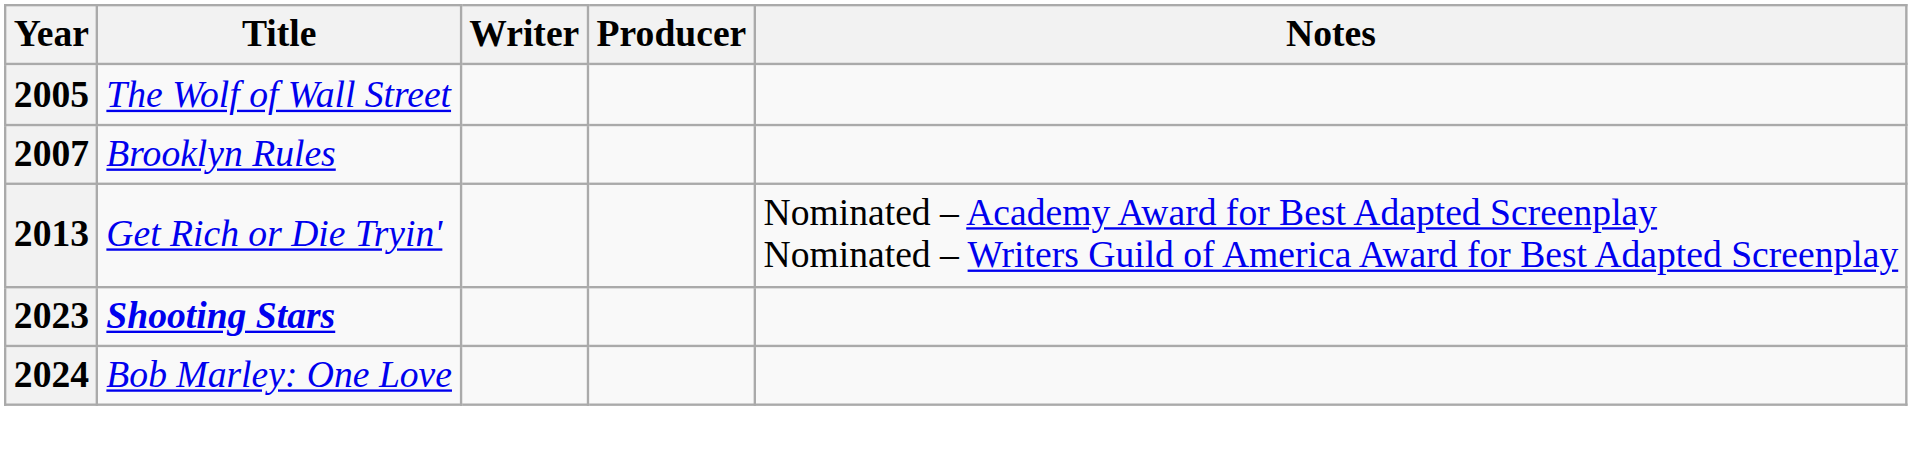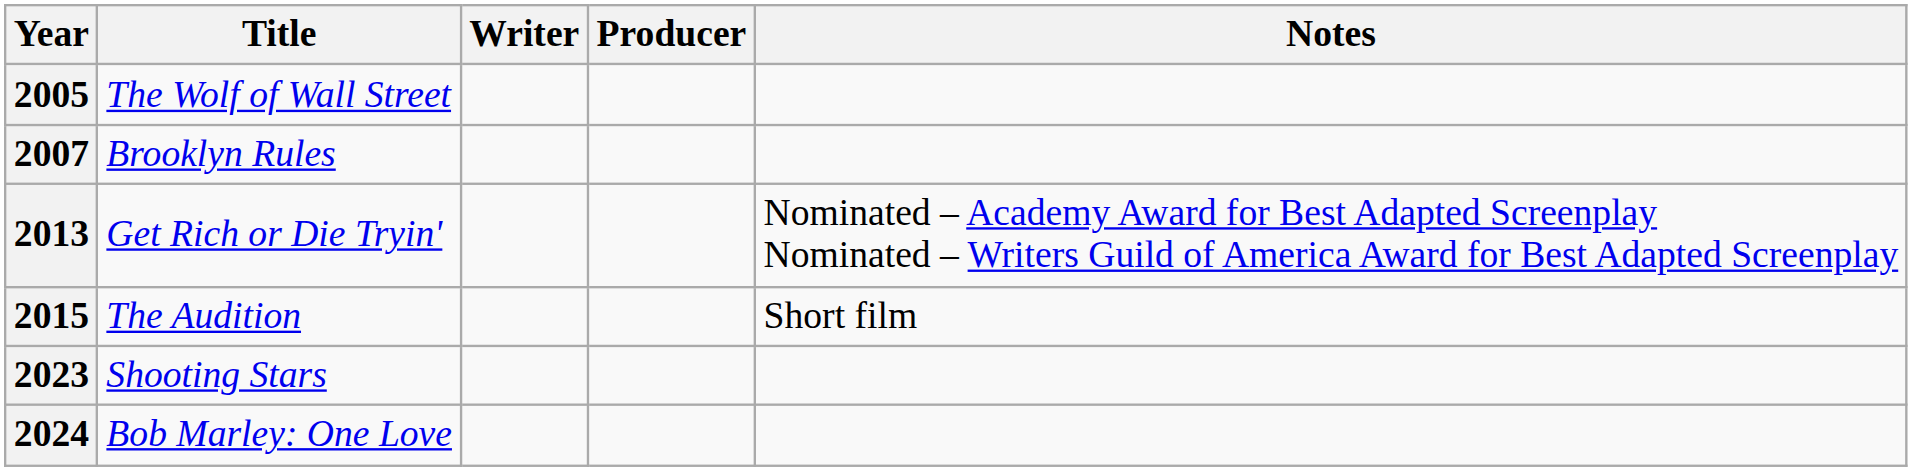+ row: (51, 315)
(221, 315) bold -> (217, 374) normal
